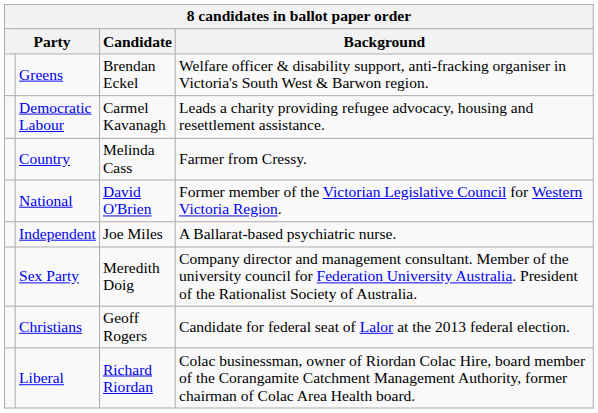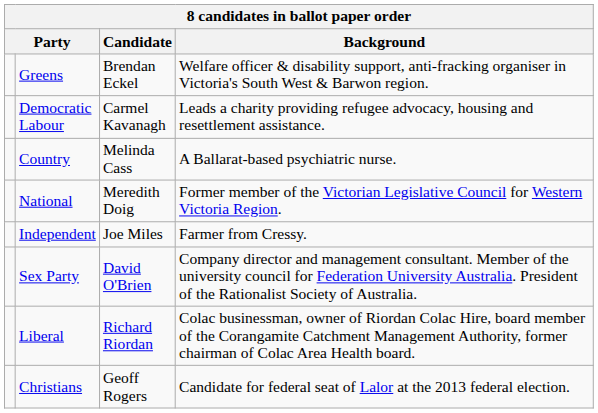(243, 158) Farmer from Cressy. -> (288, 158) A Ballarat-based psychiatric nurse.
(127, 200) David O'Brien -> (131, 200) Meredith Doig
(288, 234) A Ballarat-based psychiatric nurse. -> (243, 234) Farmer from Cressy.
(131, 276) Meredith Doig -> (127, 276) David O'Brien
rows swapped: (42, 378) <-> (51, 327)
